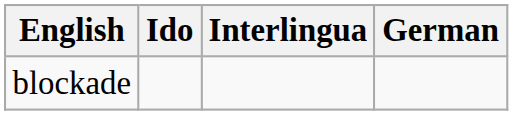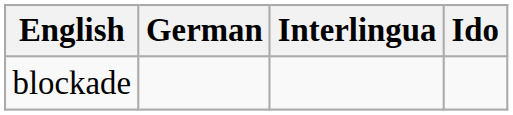columns swapped: (441, 30) <-> (170, 30)
